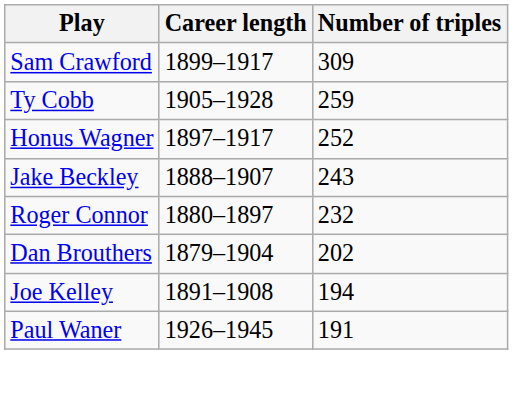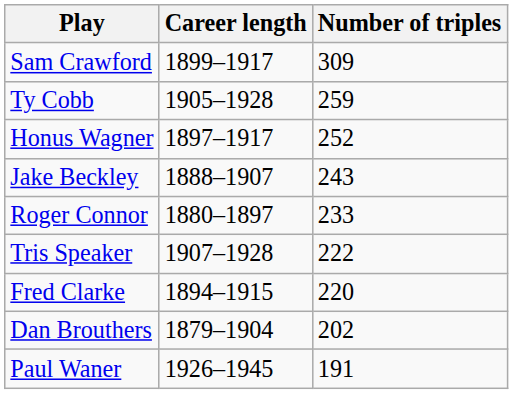(336, 215) 232 -> (336, 215) 233
+ row: (71, 253)
+ row: (68, 291)
- row: (62, 291)
